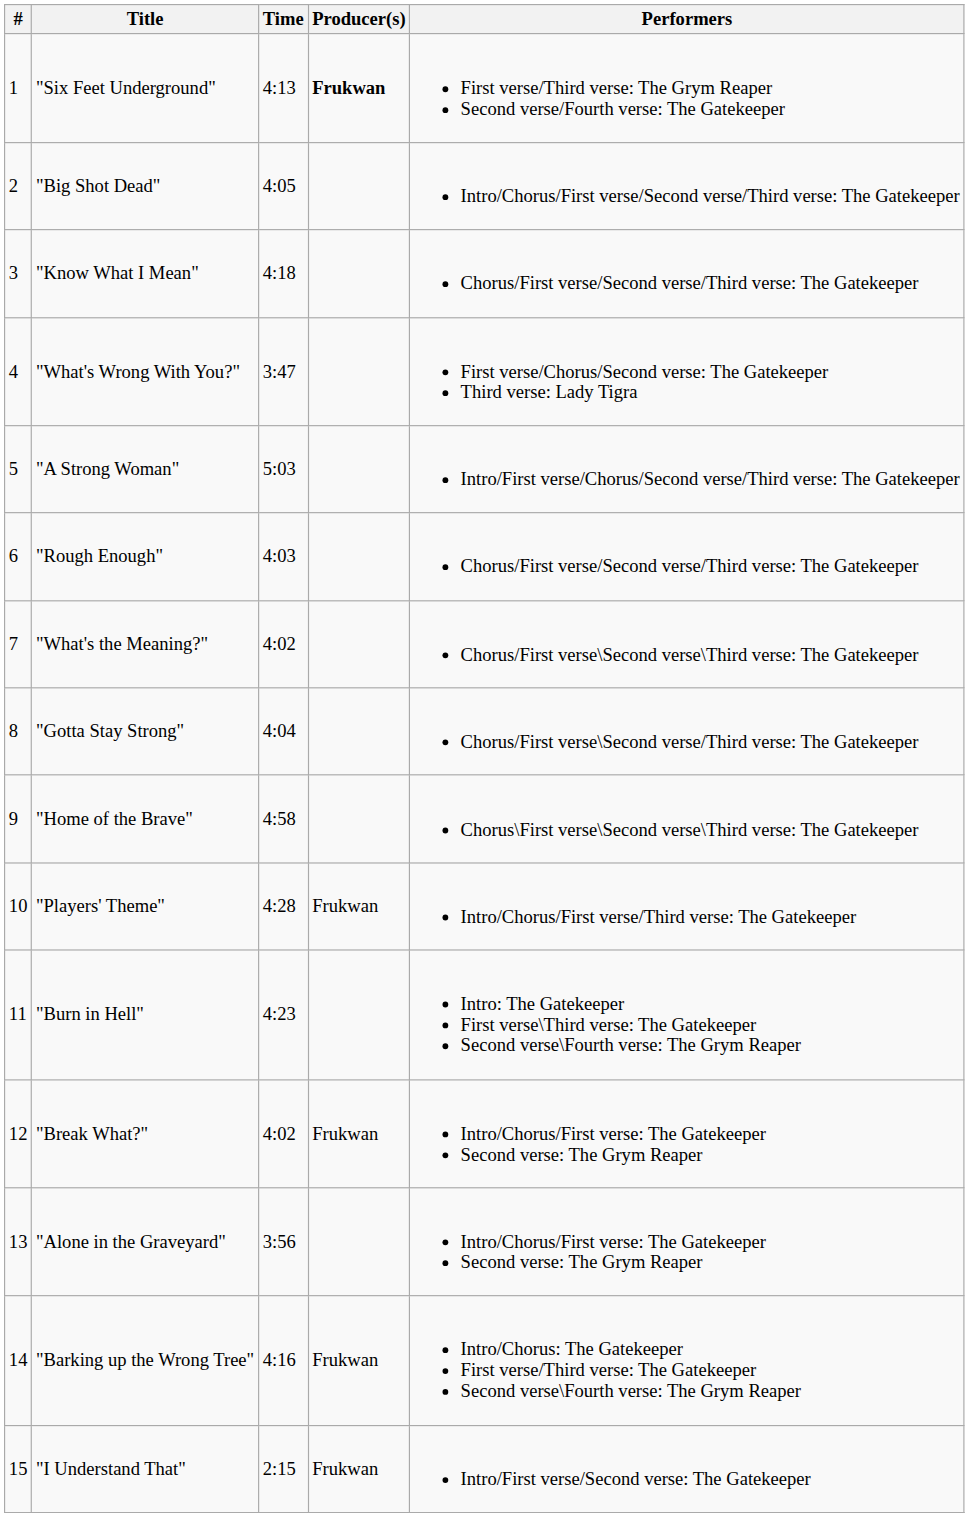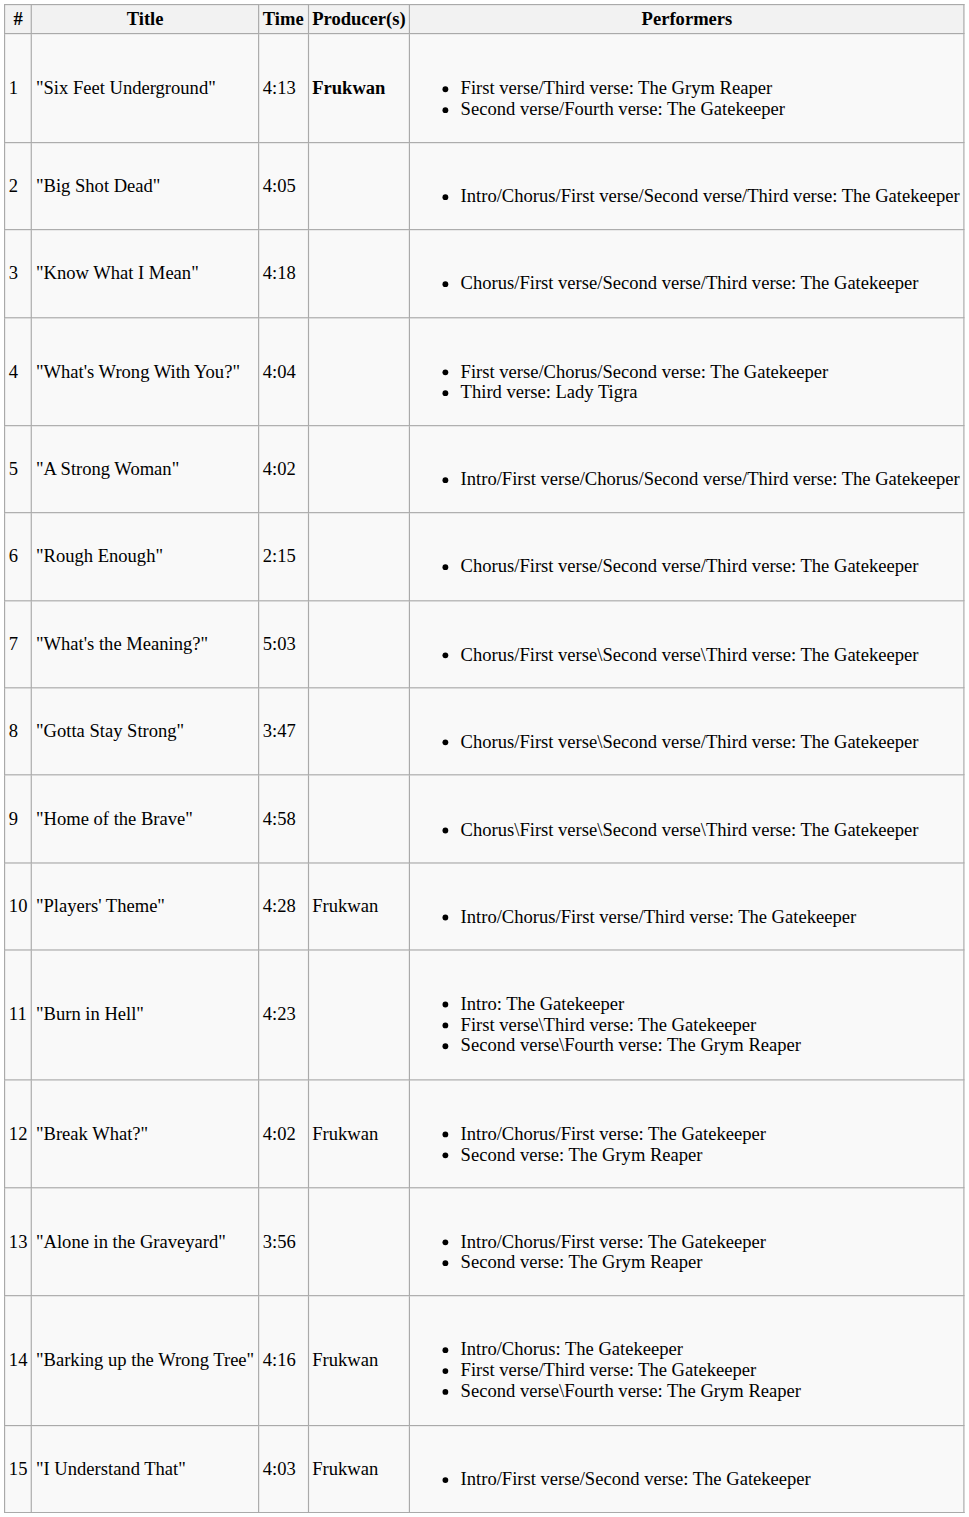(279, 371) 3:47 -> (279, 371) 4:04
(279, 469) 5:03 -> (279, 469) 4:02
(279, 556) 4:03 -> (279, 556) 2:15
(279, 644) 4:02 -> (279, 644) 5:03
(279, 731) 4:04 -> (279, 731) 3:47
(279, 1468) 2:15 -> (279, 1468) 4:03
